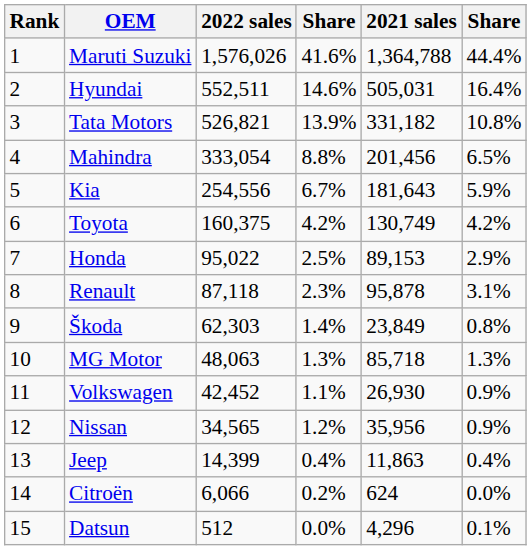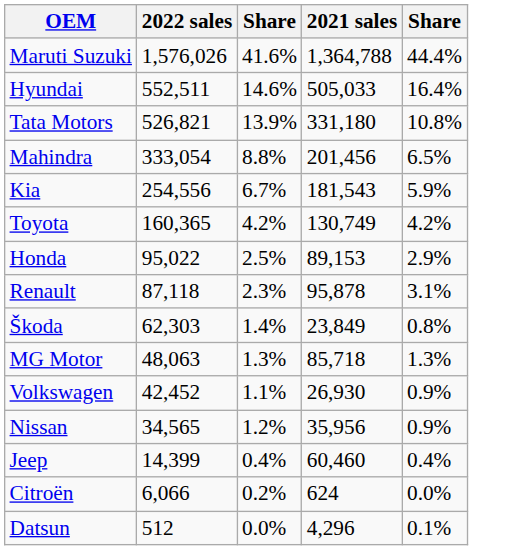- column: (34, 21)
(401, 88) 505,031 -> (341, 88) 505,033
(401, 122) 331,182 -> (341, 122) 331,180
(401, 190) 181,643 -> (341, 190) 181,543
(236, 223) 160,375 -> (176, 223) 160,365
(395, 460) 11,863 -> (336, 460) 60,460
